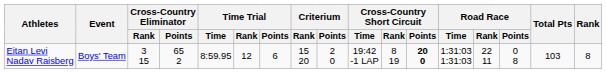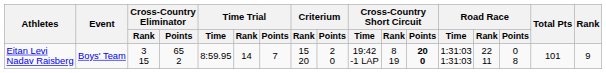(246, 56) 12 -> (246, 56) 14
(275, 56) 6 -> (275, 56) 7
(553, 56) 103 -> (553, 56) 101
(588, 56) 8 -> (588, 56) 9
